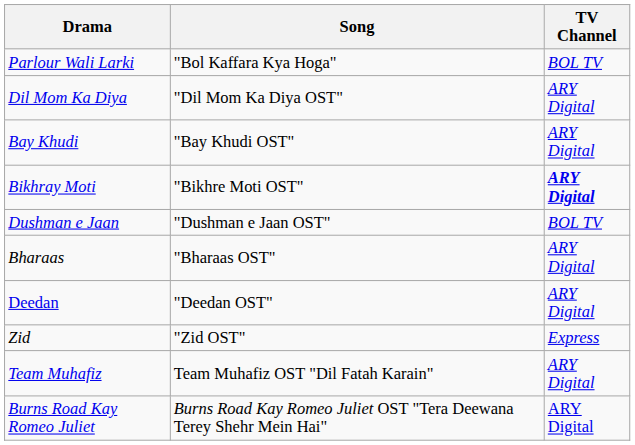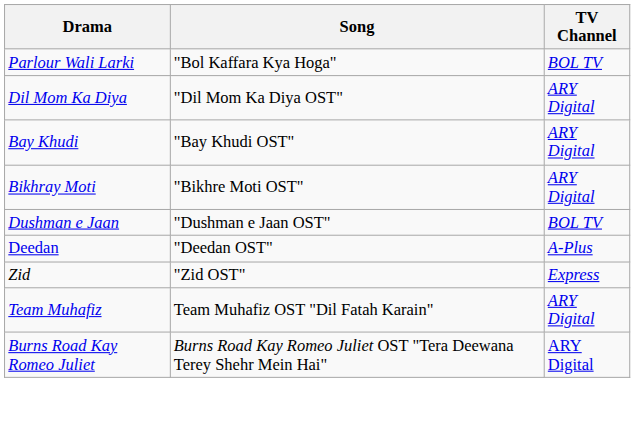(571, 187) bold -> (571, 187) normal
- row: (36, 257)
(571, 302) ARY Digital -> (570, 248) A-Plus
